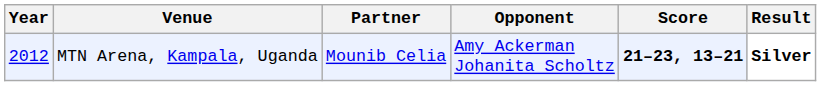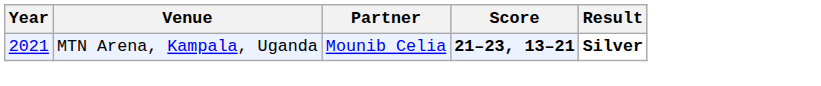- column: (535, 18)
(29, 57) 2012 -> (29, 47) 2021
